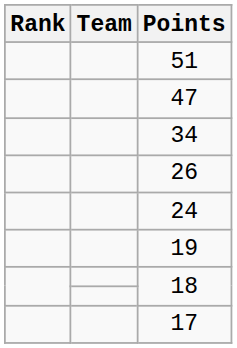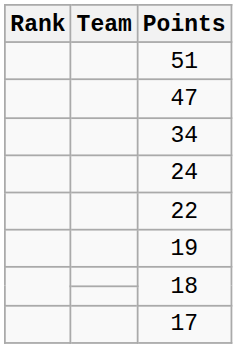- row: (38, 174)
+ row: (38, 211)
